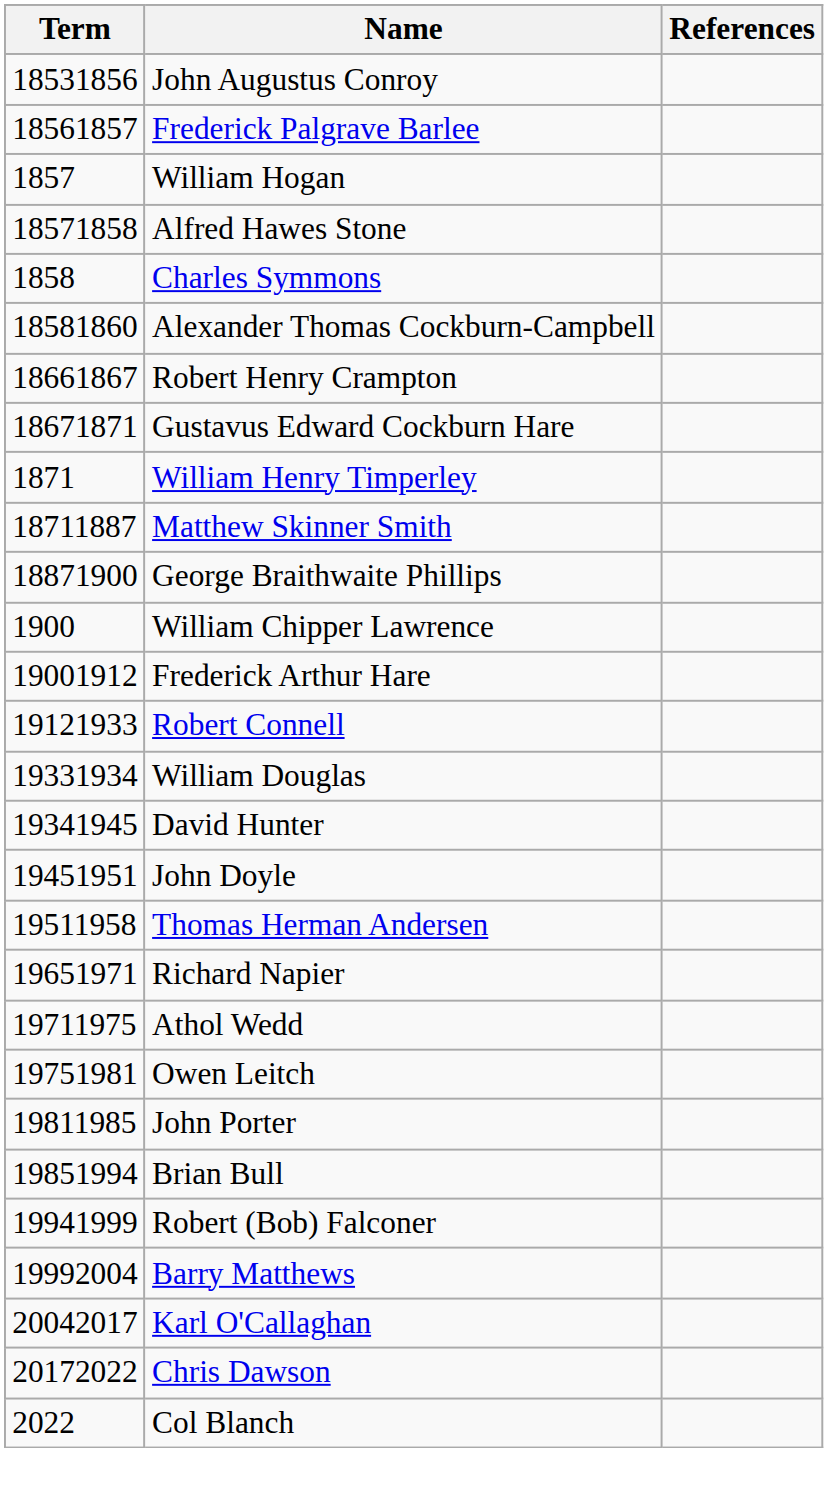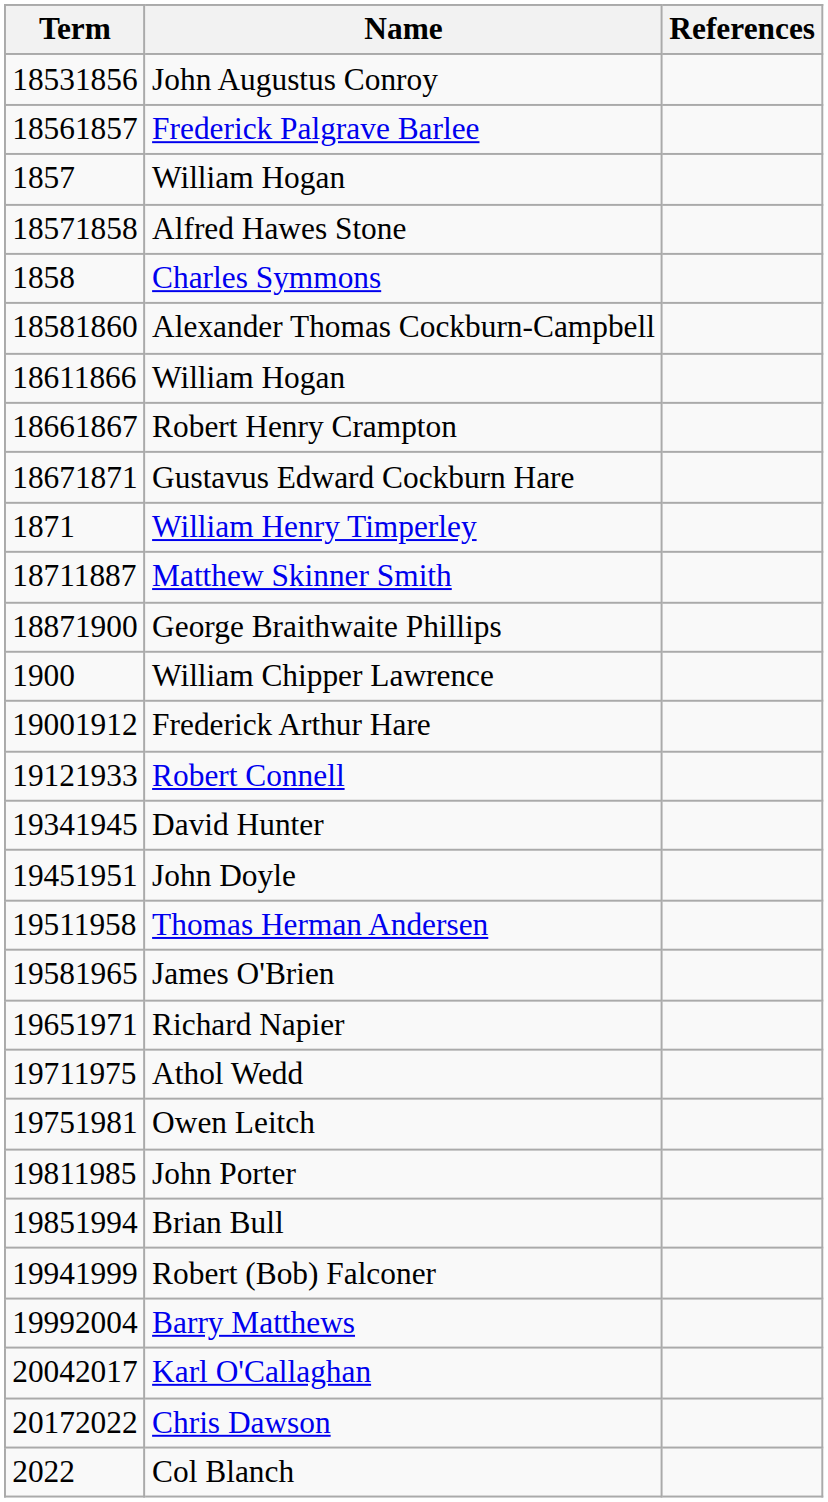+ row: (74, 377)
- row: (75, 775)
+ row: (75, 974)
